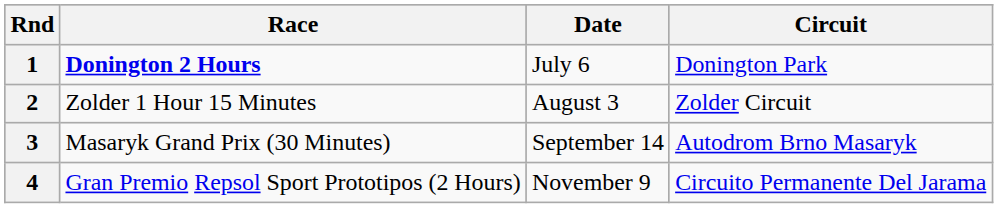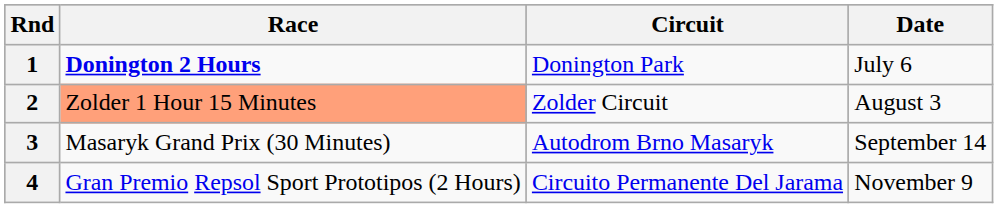columns swapped: (831, 24) <-> (598, 24)
(191, 103) no background -> (191, 103) lightsalmon background
